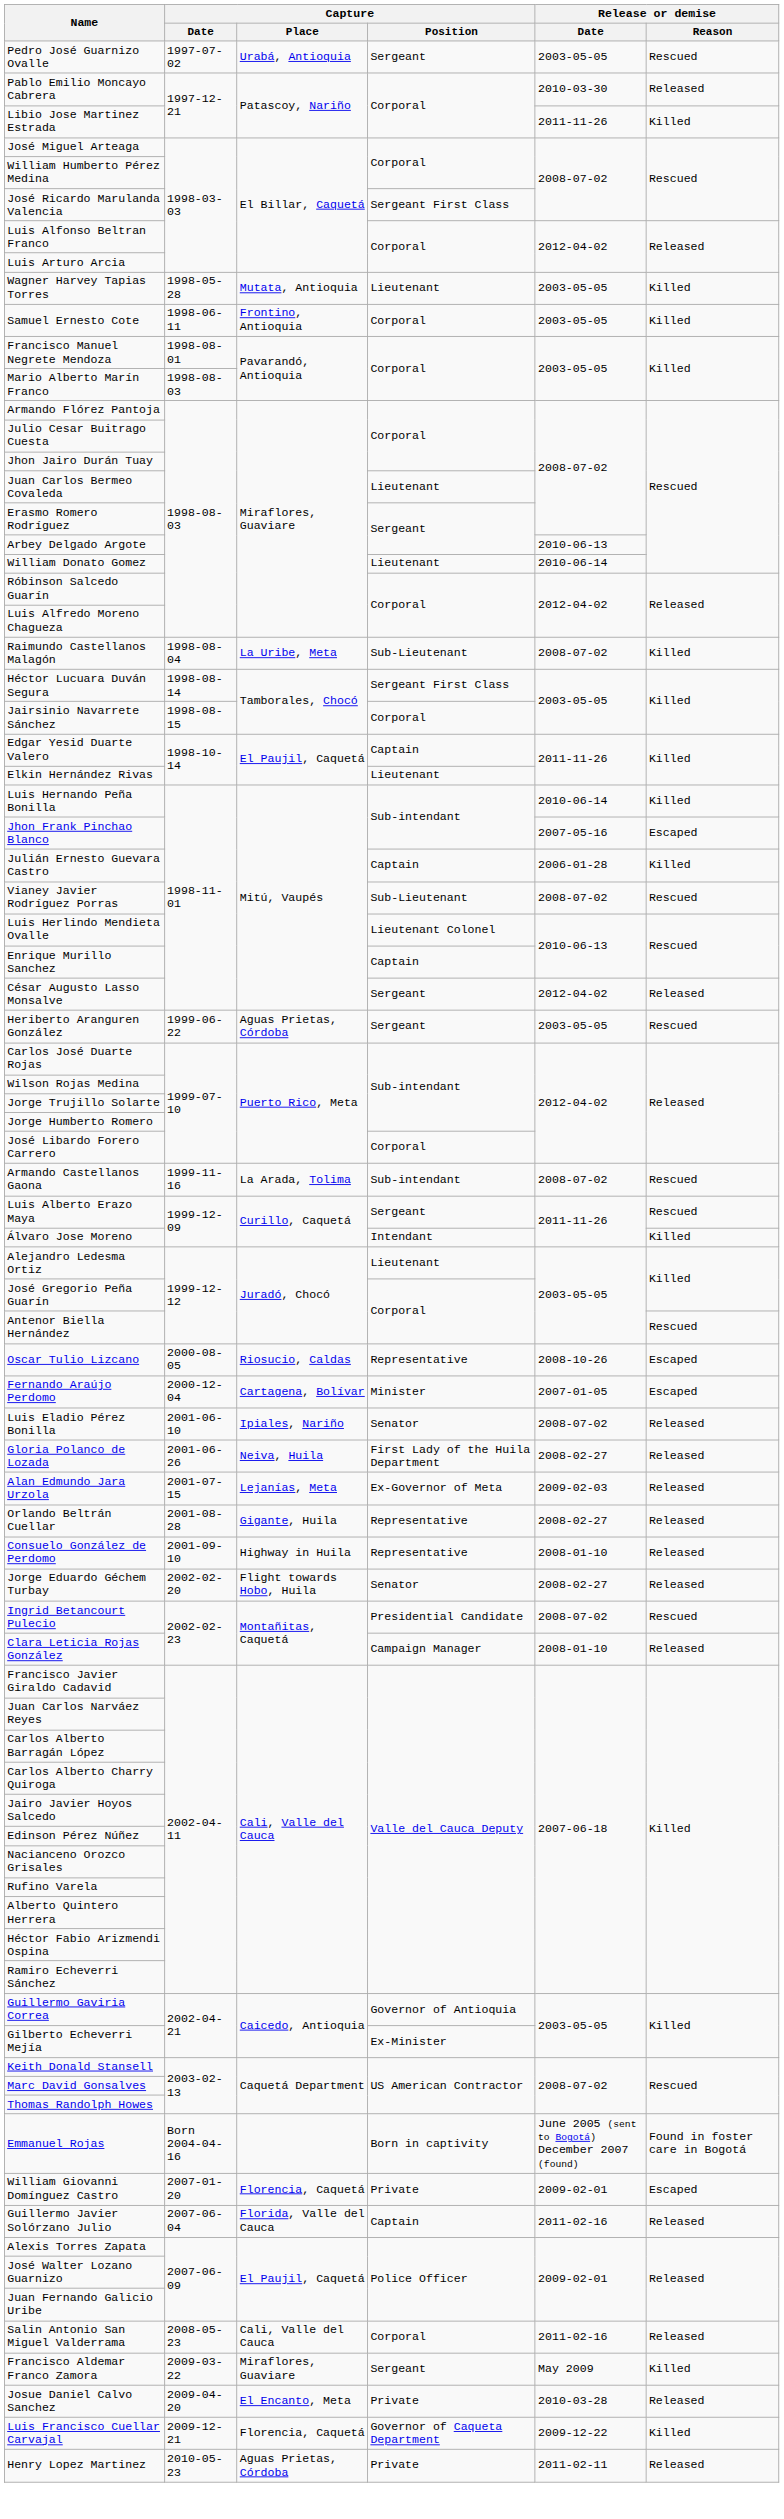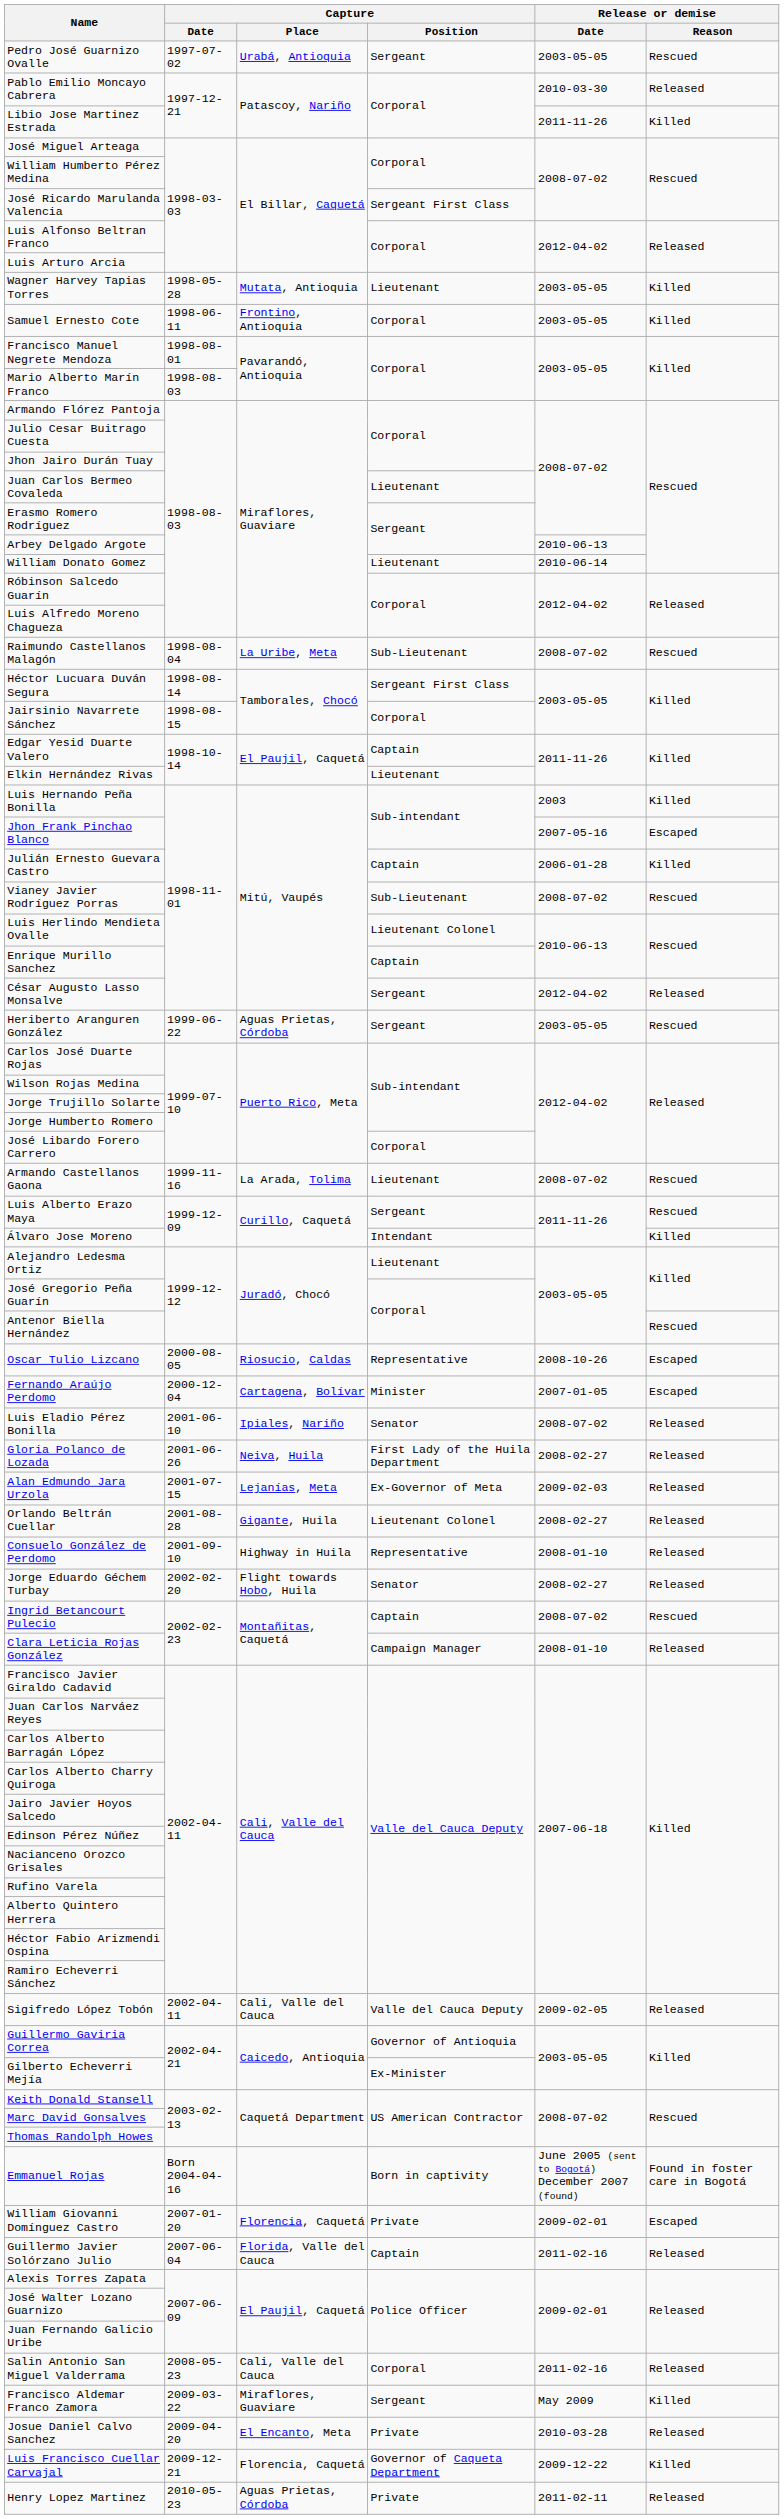(670, 653) Killed -> (673, 653) Rescued
(573, 801) 2010-06-14 -> (552, 801) 2003
(416, 1180) Sub-intendant -> (405, 1180) Lieutenant
(419, 1521) Representative -> (433, 1521) Lieutenant Colonel
(447, 1617) Presidential Candidate -> (395, 1617) Captain
+ row: (80, 2009)
